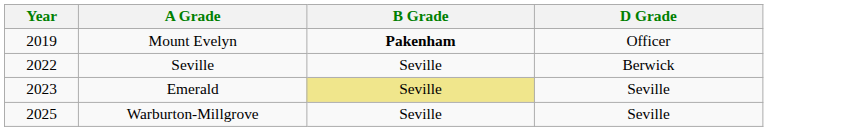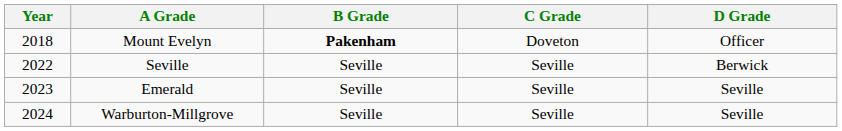+ column: (552, 16)
(42, 41) 2019 -> (37, 41) 2018
(421, 89) khaki background -> (361, 89) no background
(42, 114) 2025 -> (37, 114) 2024
